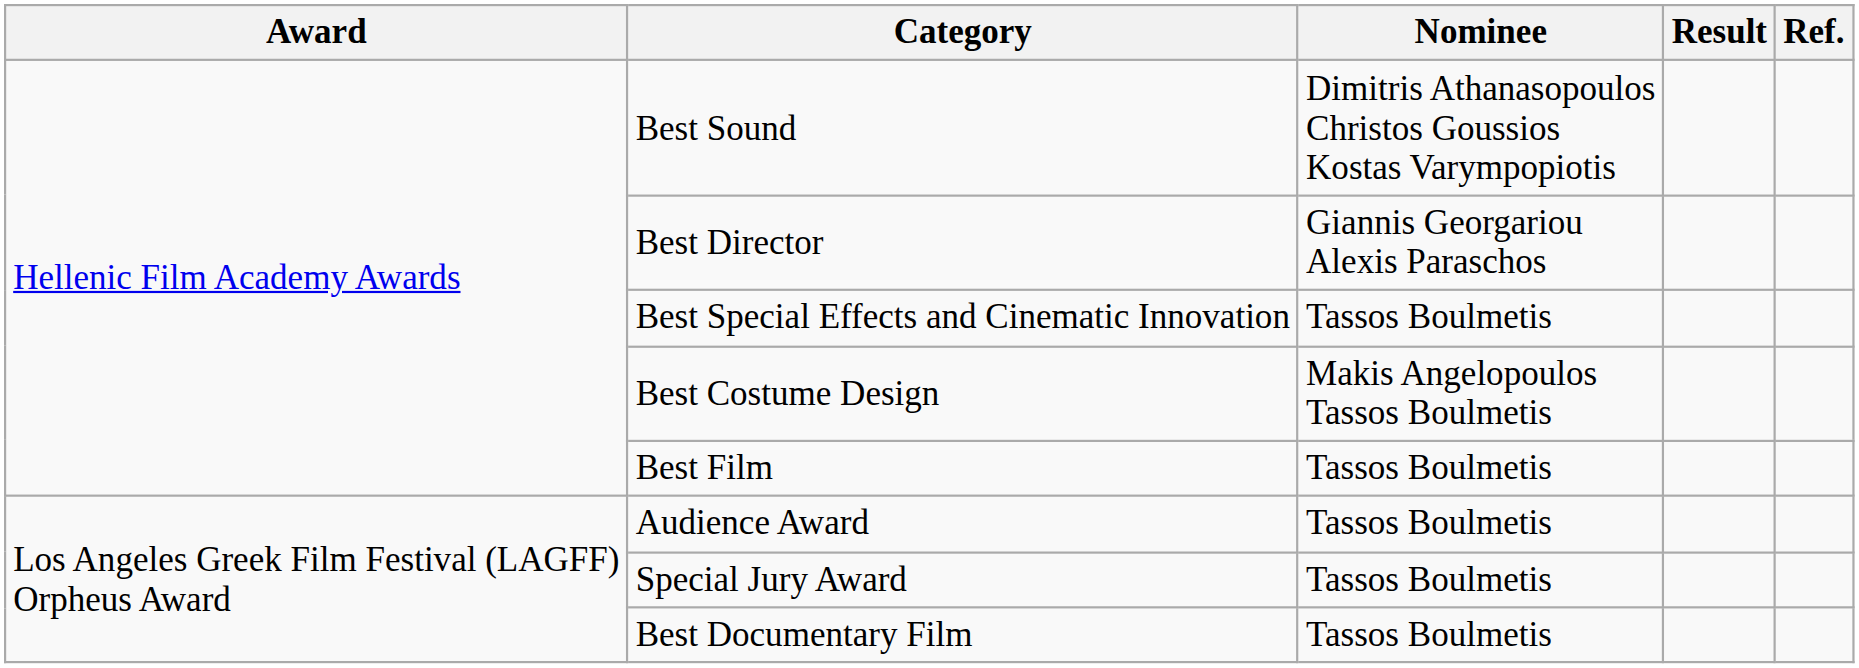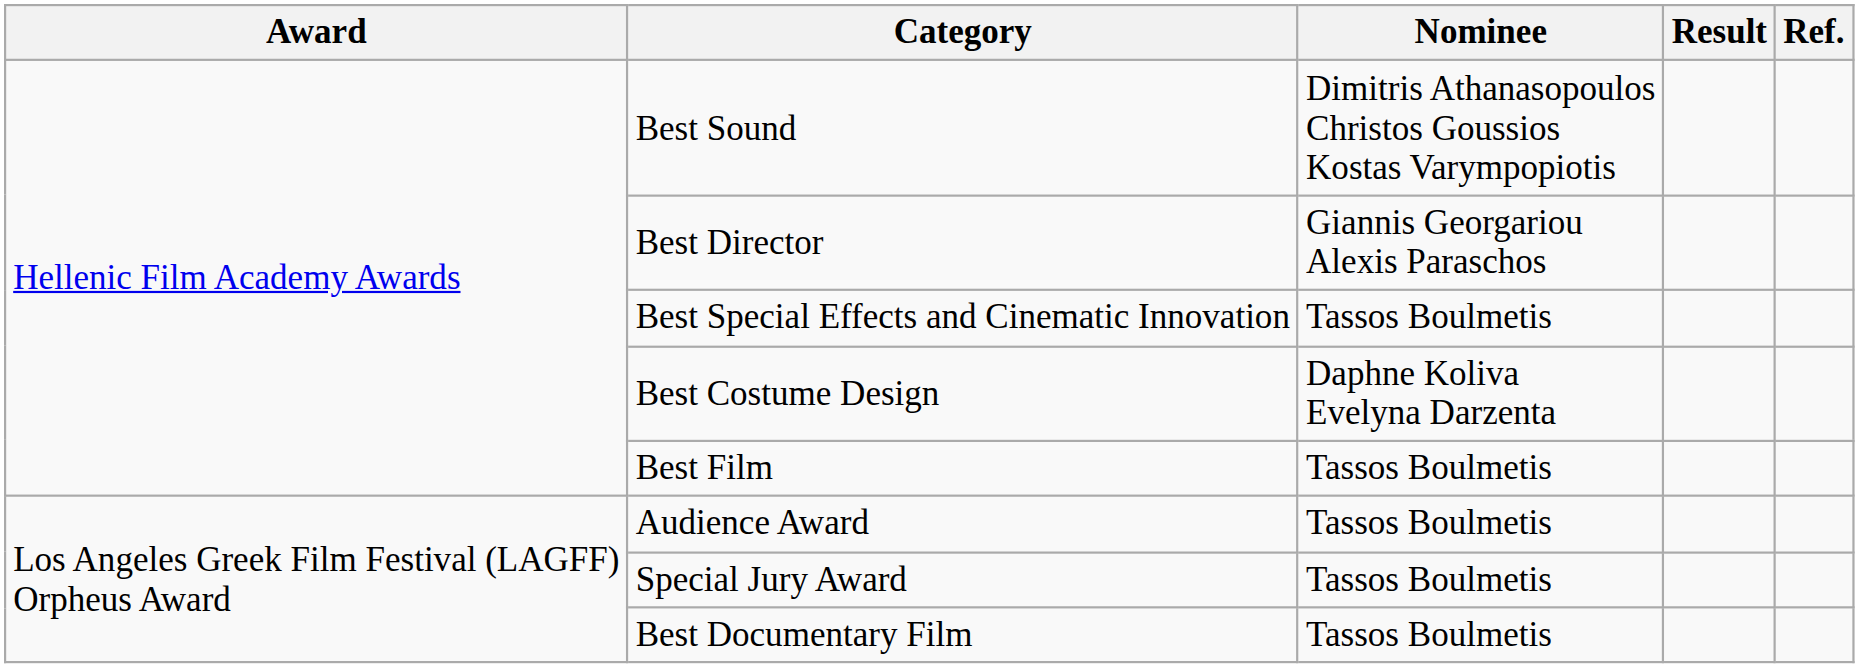(1452, 392) Makis Angelopoulos Tassos Boulmetis -> (1431, 392) Daphne Koliva Evelyna Darzenta
